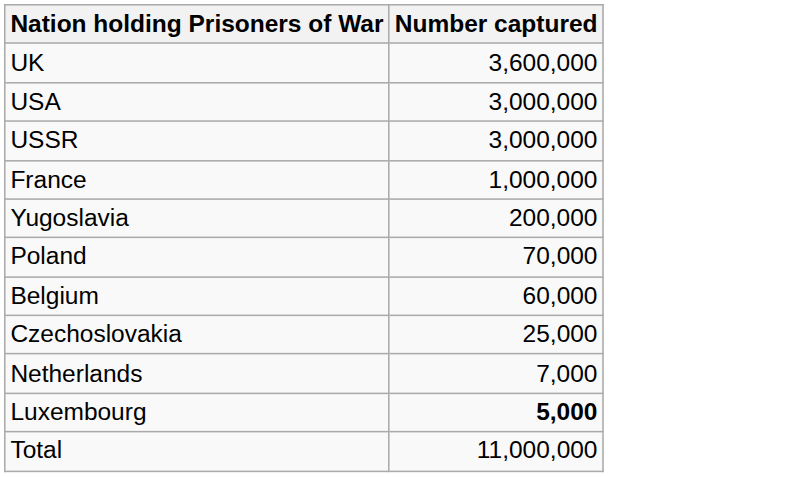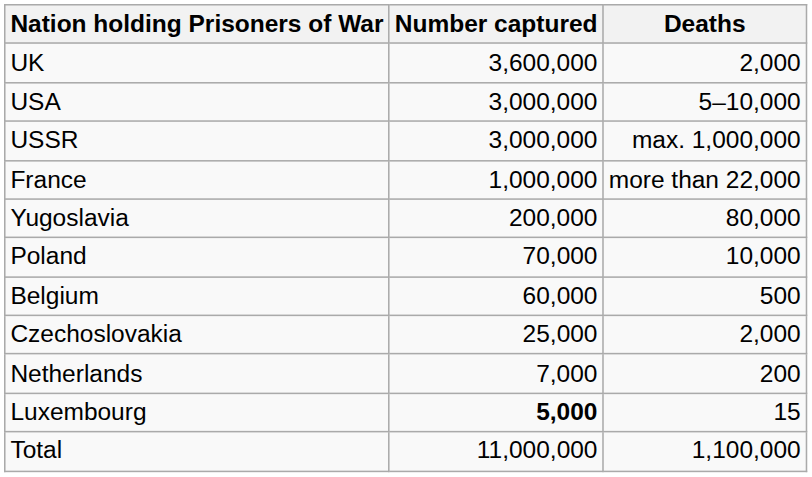+ column: (705, 23)
